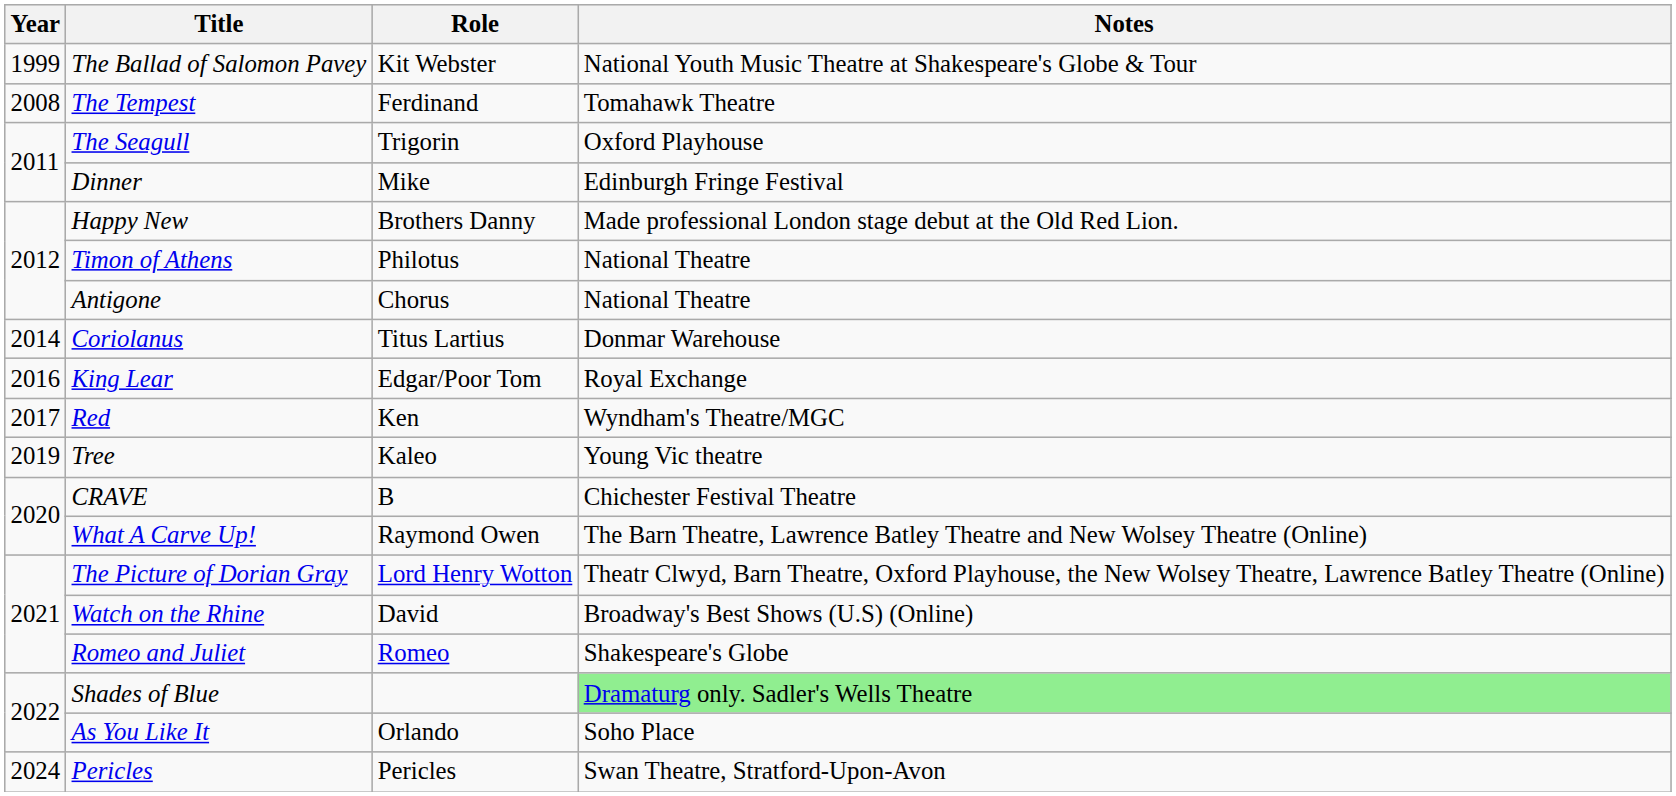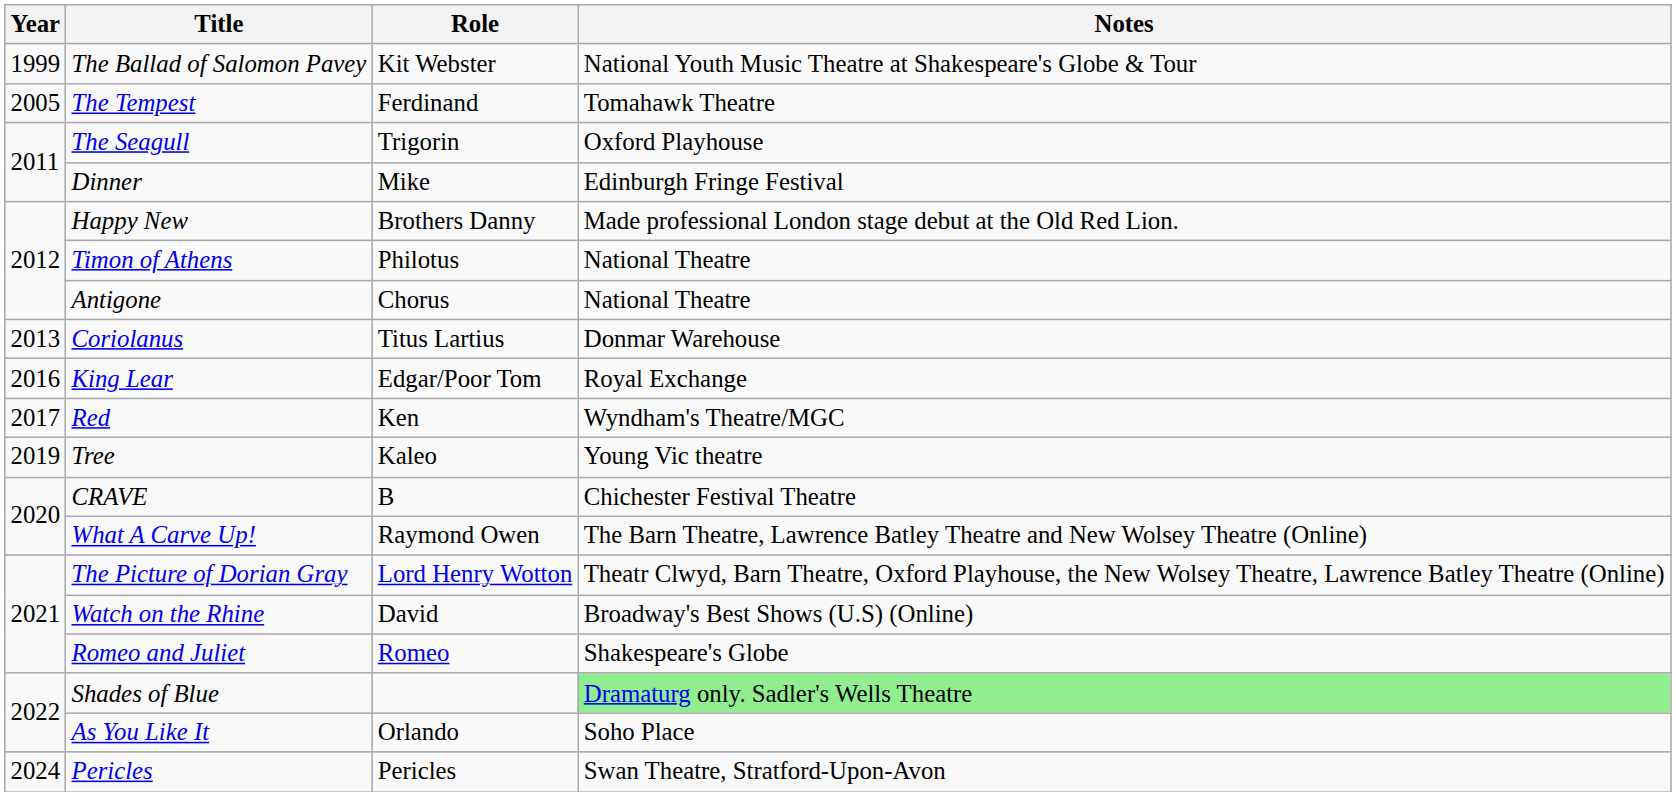(35, 102) 2008 -> (35, 102) 2005
(35, 338) 2014 -> (35, 338) 2013
